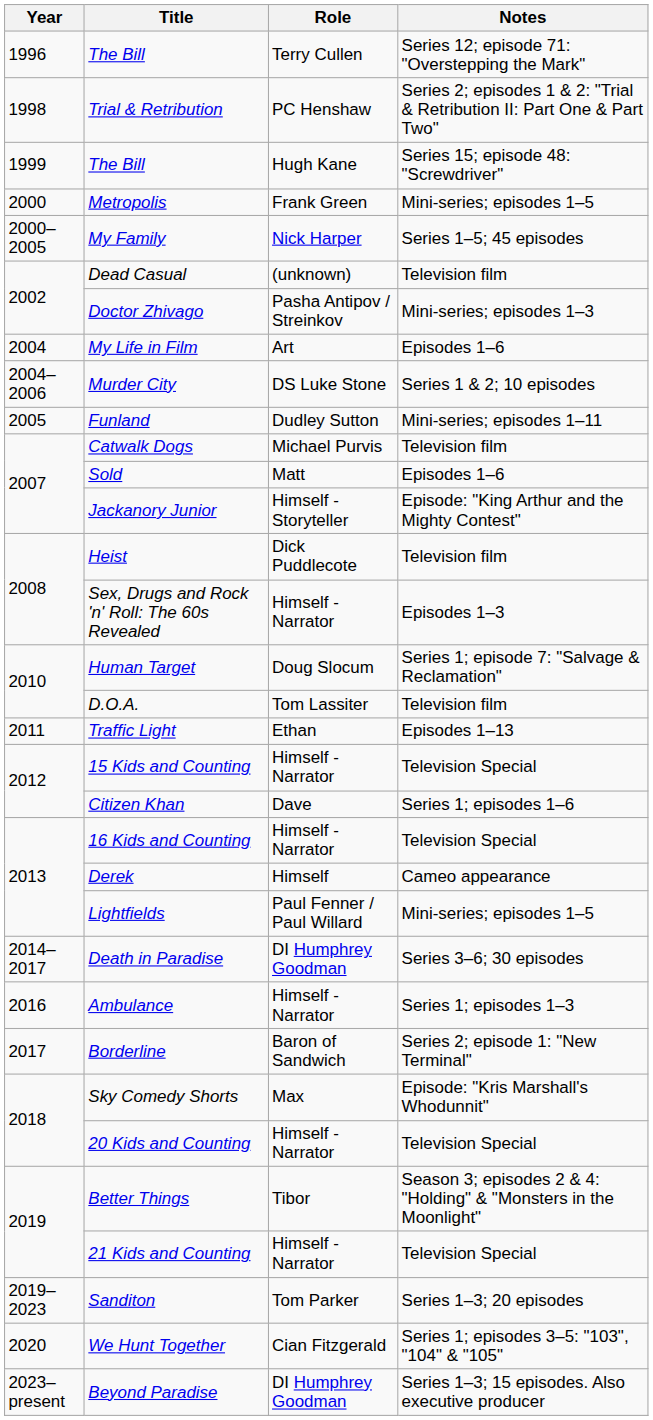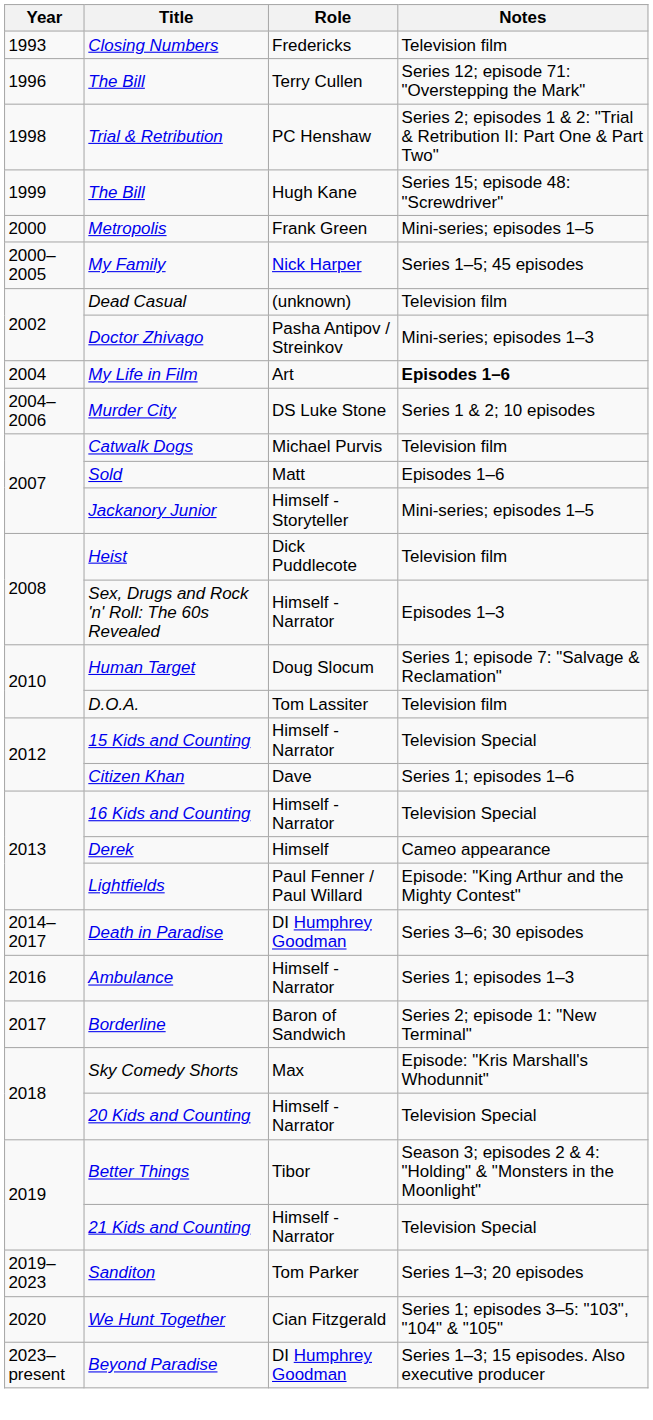+ row: (153, 44)
(453, 347) normal -> (456, 374) bold
- row: (119, 420)
(513, 510) Episode: "King Arthur and the Mighty Contest" -> (498, 510) Mini-series; episodes 1–5
- row: (132, 731)
(498, 913) Mini-series; episodes 1–5 -> (513, 886) Episode: "King Arthur and the Mighty Contest"
